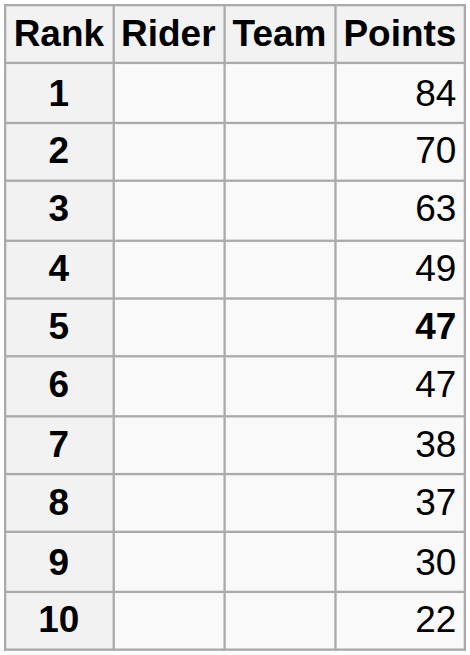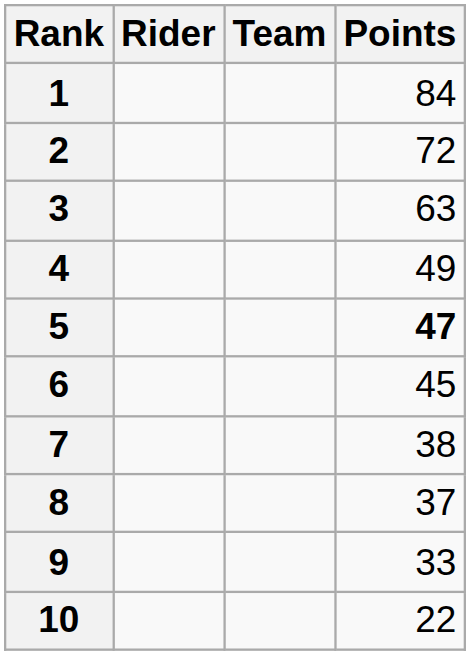(436, 151) 70 -> (436, 151) 72
(436, 385) 47 -> (436, 385) 45
(436, 561) 30 -> (436, 561) 33
